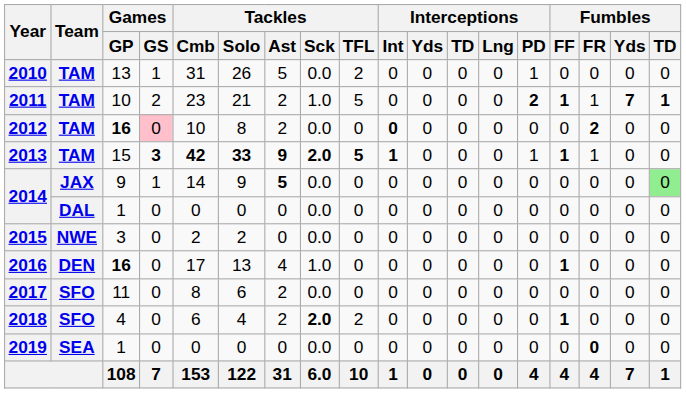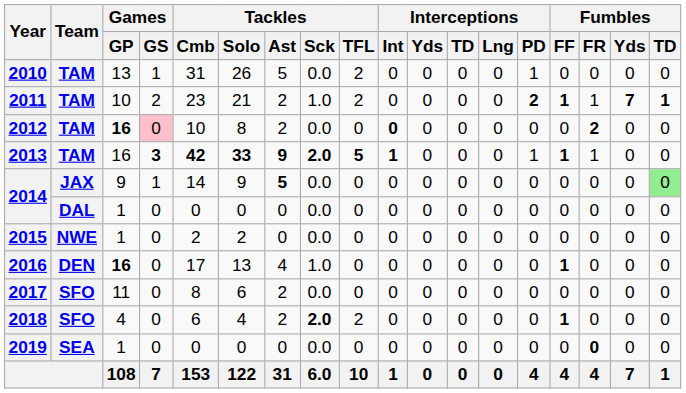(359, 100) 5 -> (359, 100) 2
(121, 155) 15 -> (121, 155) 16
(121, 237) 3 -> (121, 237) 1
